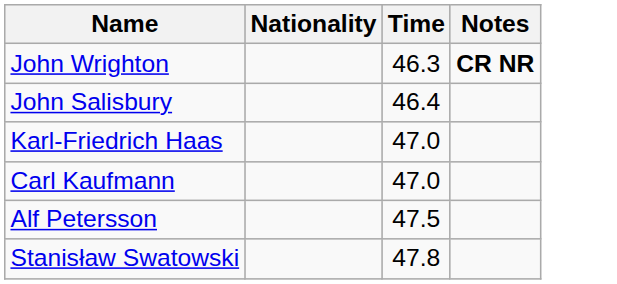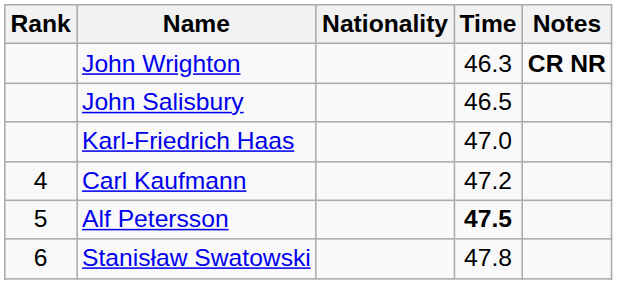+ column: (41, 24)
(416, 102) 46.4 -> (488, 102) 46.5
(416, 180) 47.0 -> (488, 180) 47.2
(416, 219) normal -> (488, 219) bold
